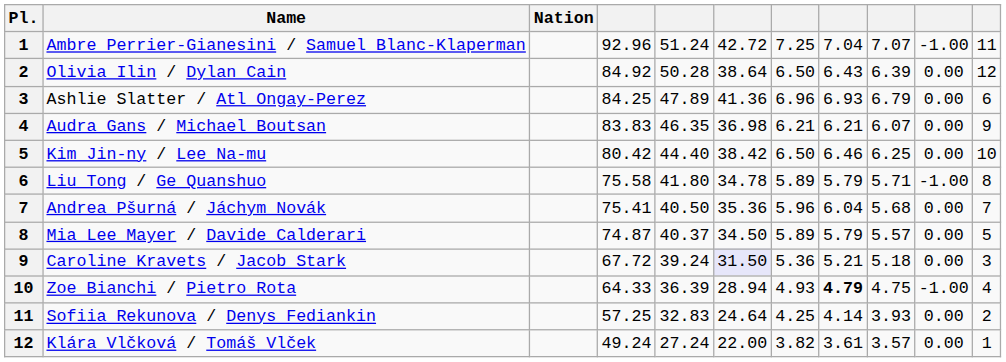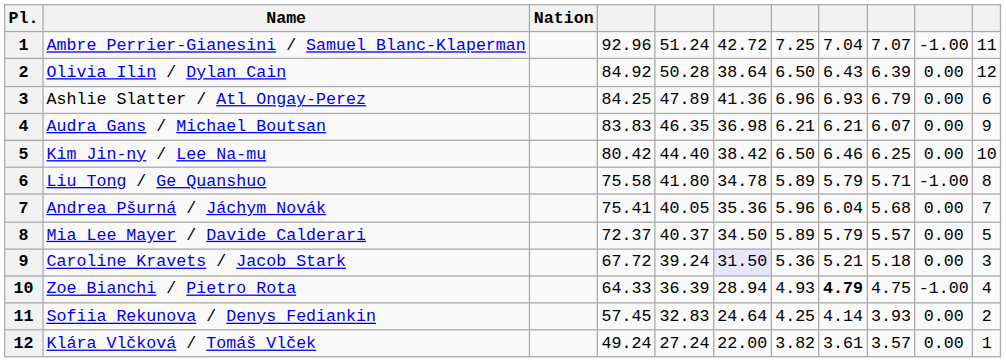(684, 208) 40.50 -> (684, 208) 40.05
(627, 235) 74.87 -> (627, 235) 72.37
(627, 317) 57.25 -> (627, 317) 57.45
